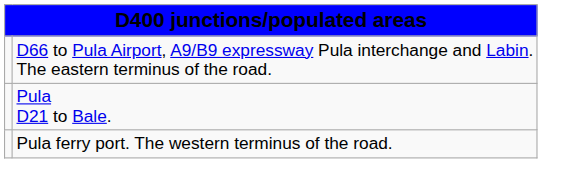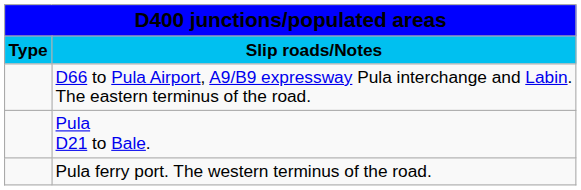+ row: (314, 49)
